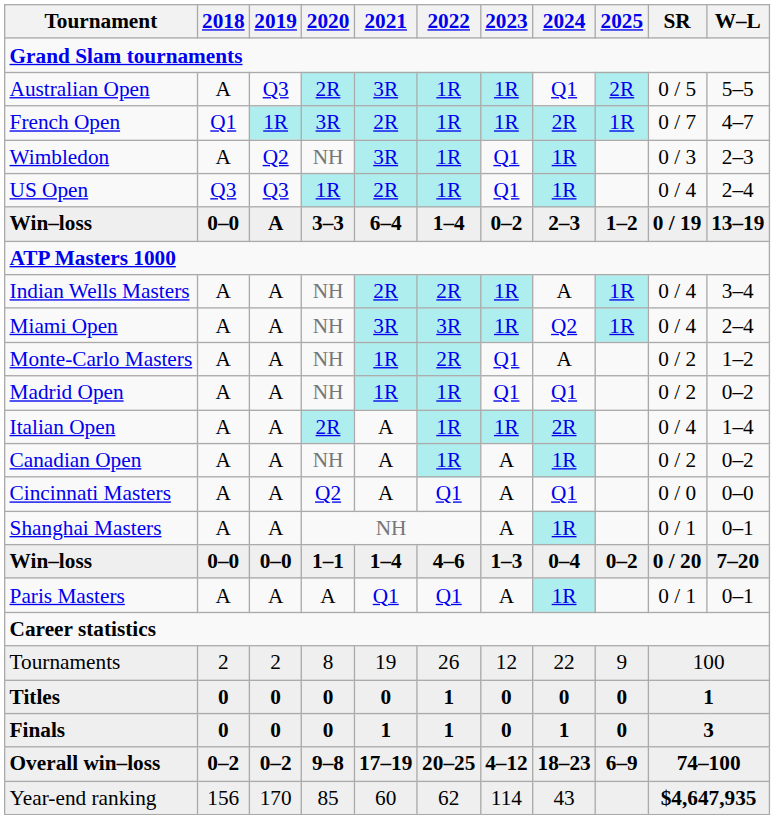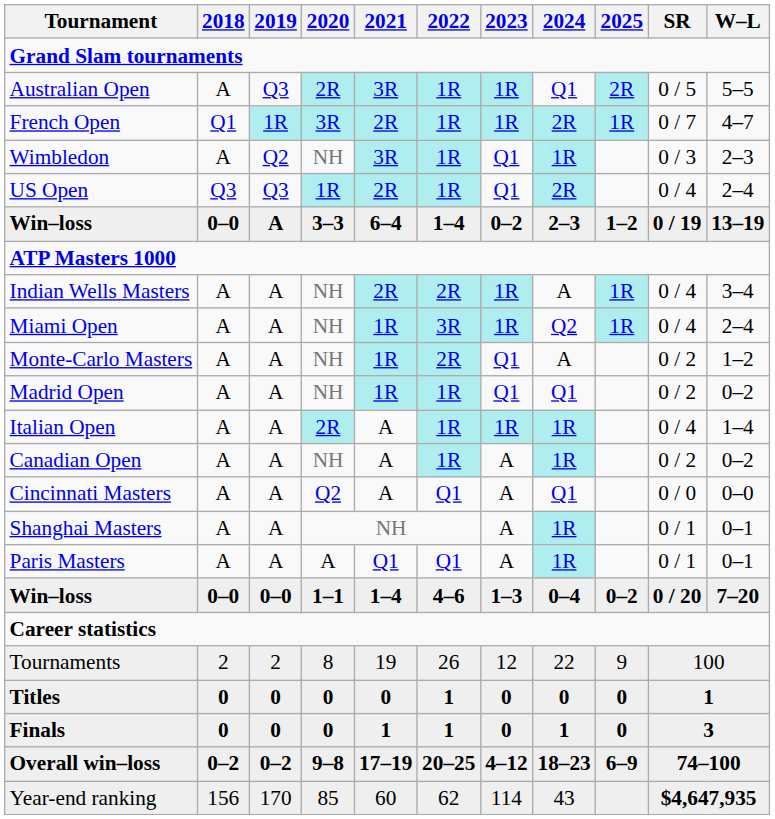(564, 190) 1R -> (564, 190) 2R
(386, 325) 3R -> (386, 325) 1R
(564, 426) 2R -> (564, 426) 1R
rows swapped: (67, 595) <-> (51, 561)
